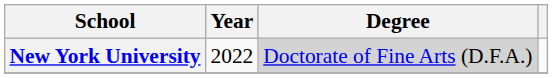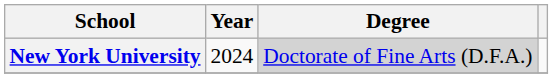(232, 55) 2022 -> (232, 55) 2024
